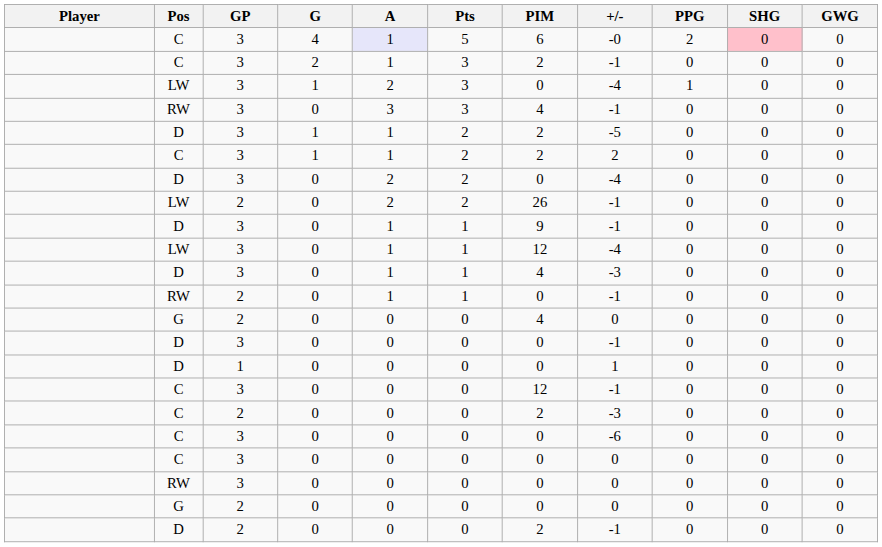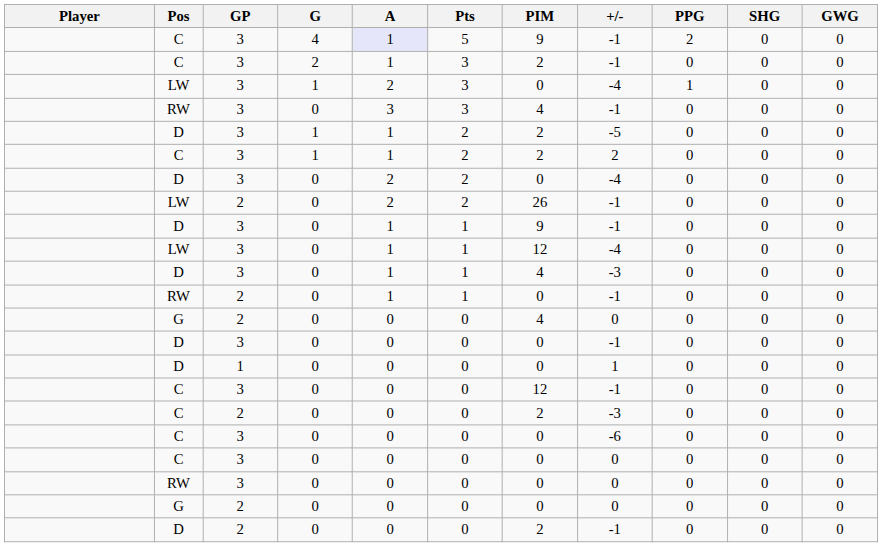(540, 39) 6 -> (540, 39) 9
(615, 39) -0 -> (615, 39) -1
(765, 39) pink background -> (765, 39) no background
